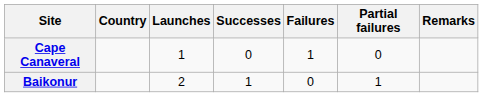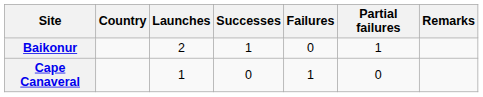rows swapped: (50, 82) <-> (50, 55)
